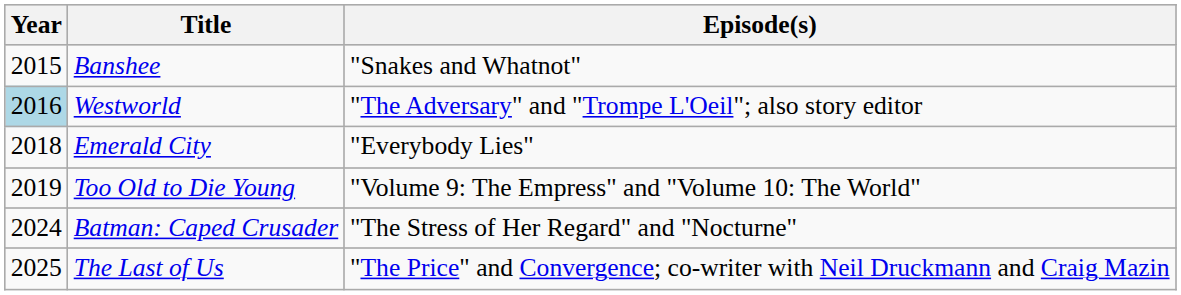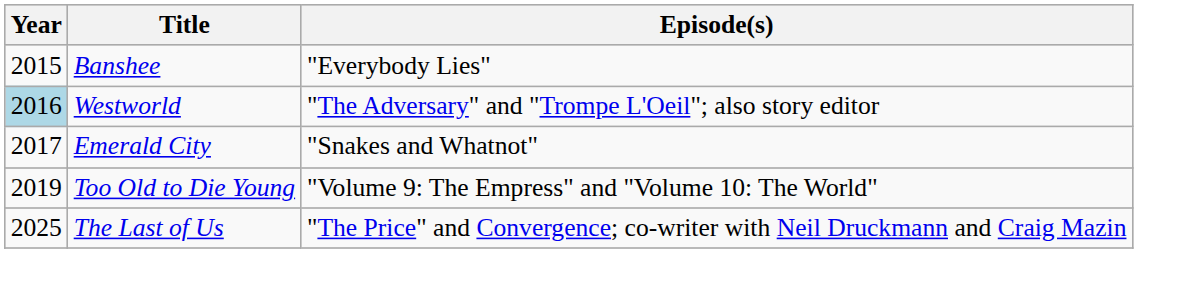(465, 65) "Snakes and Whatnot" -> (399, 65) "Everybody Lies"
(36, 146) 2018 -> (36, 146) 2017
(442, 146) "Everybody Lies" -> (422, 146) "Snakes and Whatnot"
- row: (206, 227)
